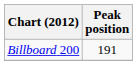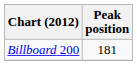(107, 49) 191 -> (107, 49) 181
